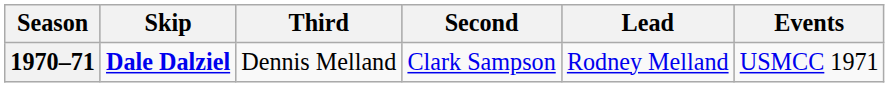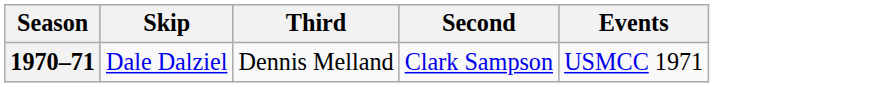- column: (648, 23)
(168, 61) bold -> (167, 61) normal
